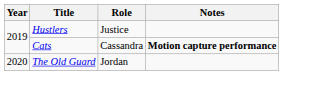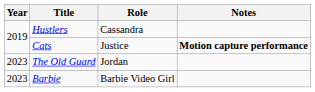(114, 29) Justice -> (122, 29) Cassandra
(122, 45) Cassandra -> (114, 45) Justice
(17, 62) 2020 -> (17, 62) 2023
+ row: (46, 78)
